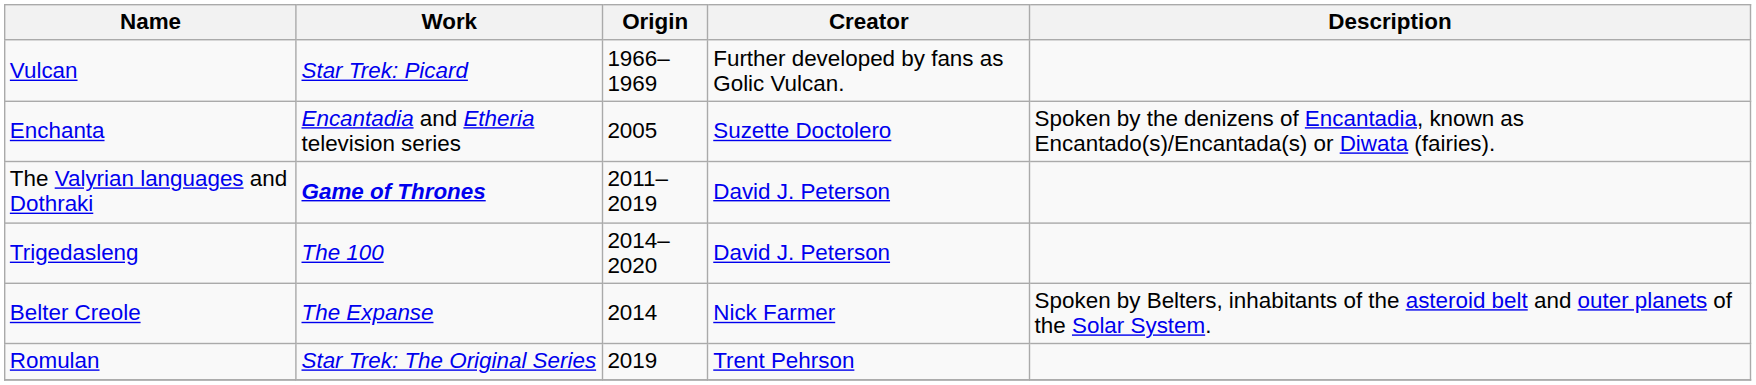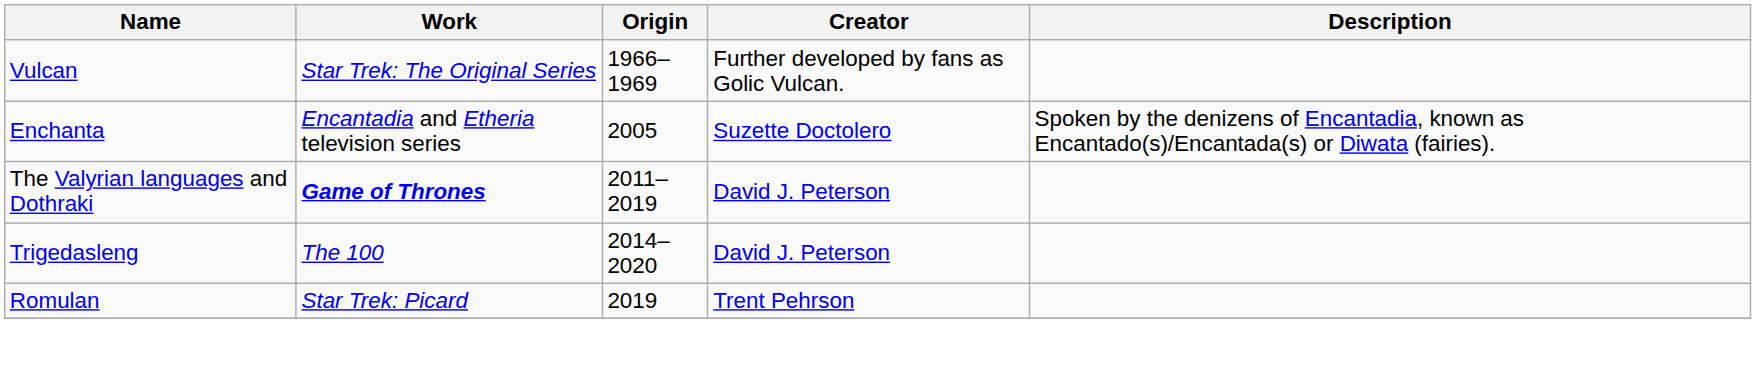(385, 70) Star Trek: Picard -> (449, 70) Star Trek: The Original Series
- row: (75, 313)
(449, 361) Star Trek: The Original Series -> (385, 300) Star Trek: Picard
